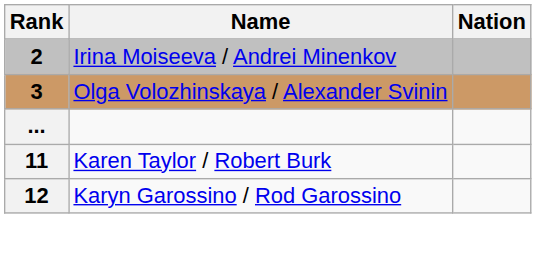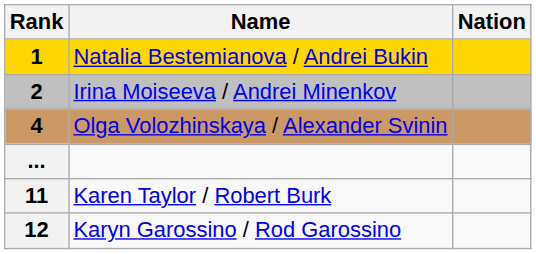+ row: (251, 56)
(37, 91) 3 -> (37, 126) 4
